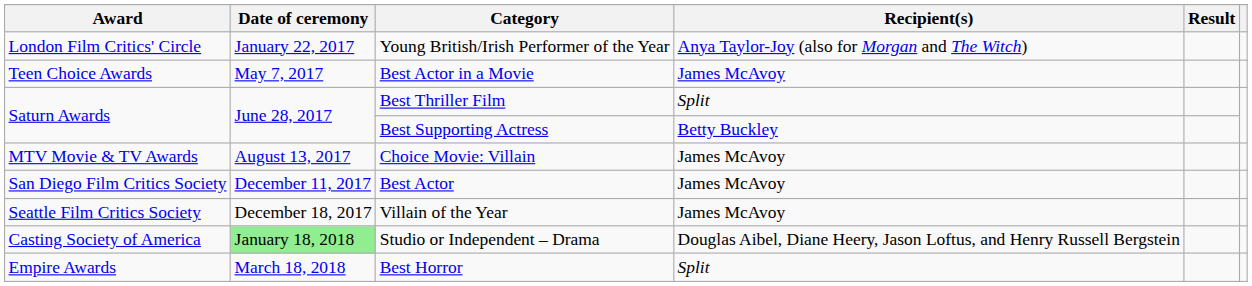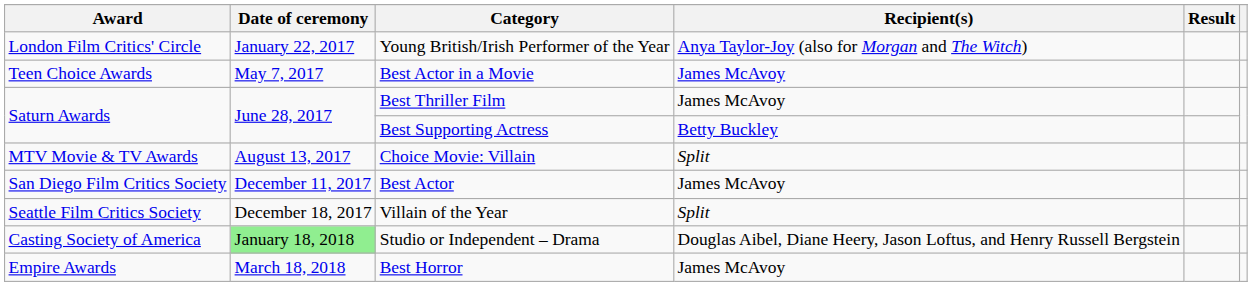(694, 101) Split -> (731, 101) James McAvoy
(731, 156) James McAvoy -> (694, 156) Split
(731, 211) James McAvoy -> (694, 211) Split
(694, 267) Split -> (731, 267) James McAvoy
